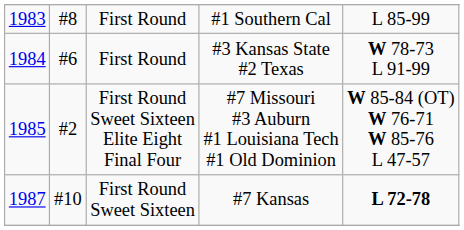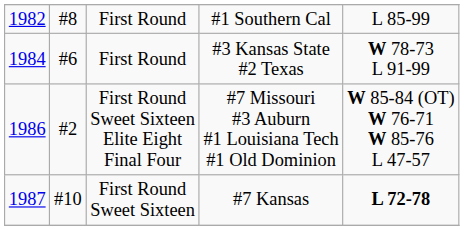(27, 19) 1983 -> (27, 19) 1982
(27, 129) 1985 -> (27, 129) 1986
